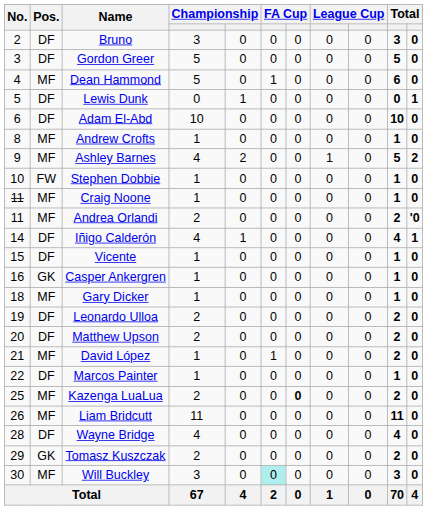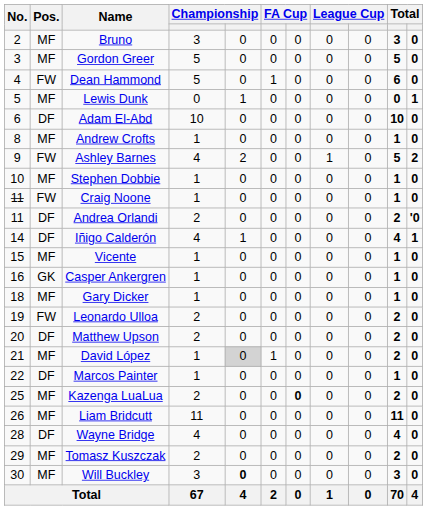(46, 39) DF -> (46, 39) MF
(46, 59) DF -> (46, 59) MF
(46, 79) MF -> (46, 79) FW
(46, 99) DF -> (46, 99) MF
(46, 158) MF -> (46, 158) FW
(46, 178) FW -> (46, 178) MF
(46, 198) MF -> (46, 198) FW
(46, 218) MF -> (46, 218) DF
(46, 257) DF -> (46, 257) MF
(46, 317) DF -> (46, 317) FW
(243, 356) no background -> (243, 356) lightgrey background
(46, 455) GK -> (46, 455) MF
(243, 475) normal -> (243, 475) bold
(273, 475) paleturquoise background -> (273, 475) no background
